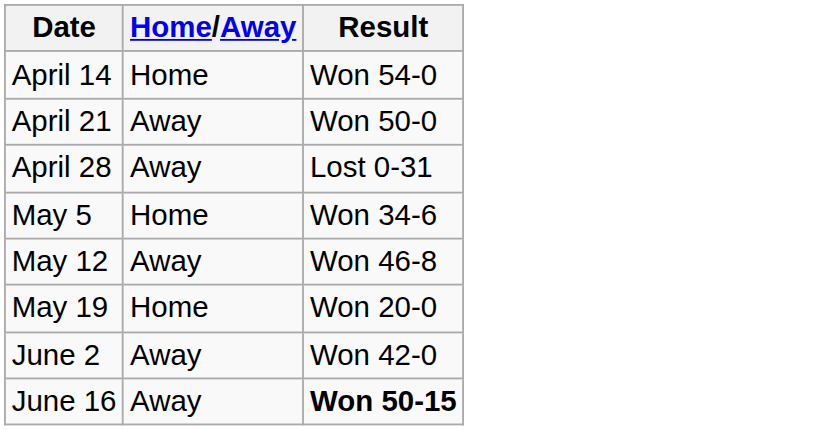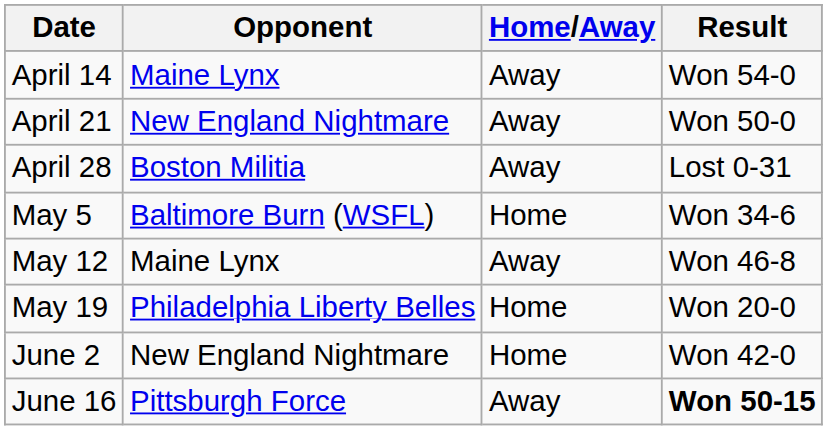+ column: (303, 27)
(169, 74) Home -> (525, 74) Away
(166, 354) Away -> (528, 354) Home
